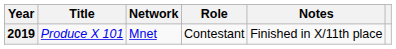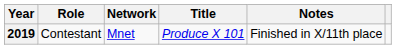columns swapped: (82, 14) <-> (214, 14)
